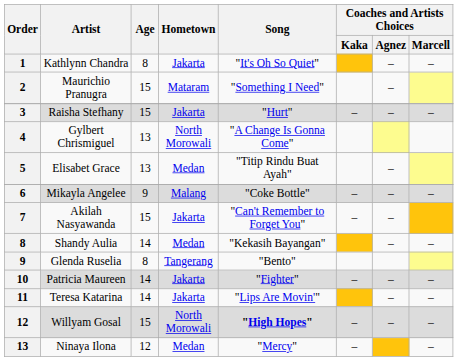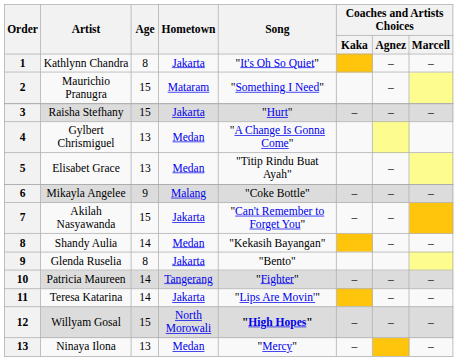(188, 137) North Morowali -> (188, 137) Medan
(188, 261) Tangerang -> (188, 261) Jakarta
(188, 279) Jakarta -> (188, 279) Tangerang
(145, 347) 12 -> (145, 347) 13
